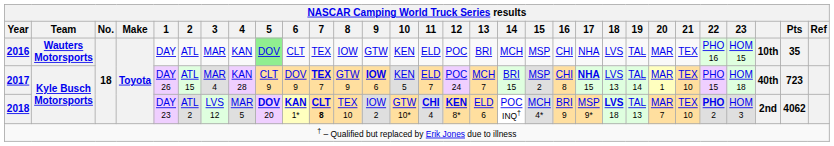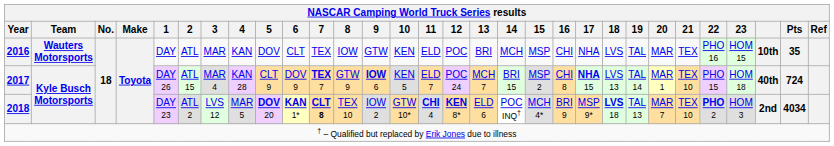(269, 52) lightgreen background -> (269, 52) no background
(795, 80) 723 -> (795, 80) 724
(795, 109) 4062 -> (795, 109) 4034
